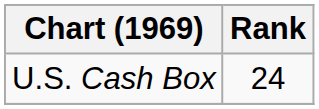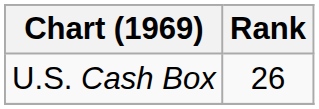(268, 78) 24 -> (268, 78) 26
